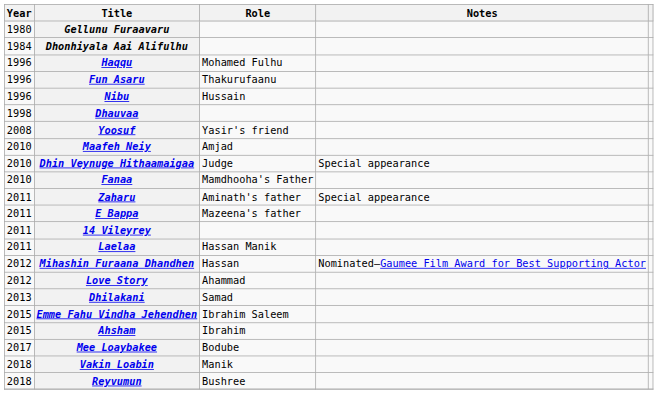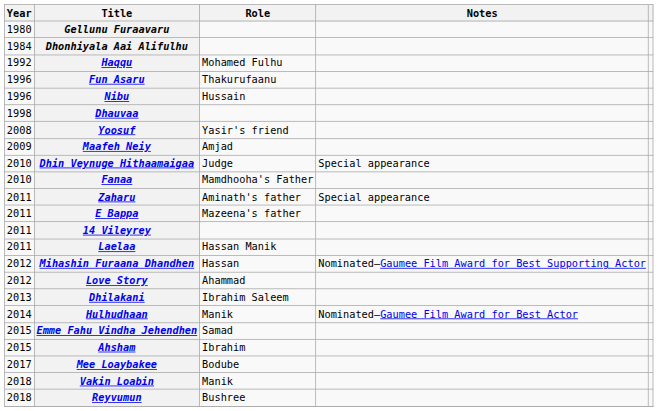(19, 63) 1996 -> (19, 63) 1992
(19, 147) 2010 -> (19, 147) 2009
(218, 297) Samad -> (245, 297) Ibrahim Saleem
+ row: (117, 314)
(245, 314) Ibrahim Saleem -> (218, 331) Samad
